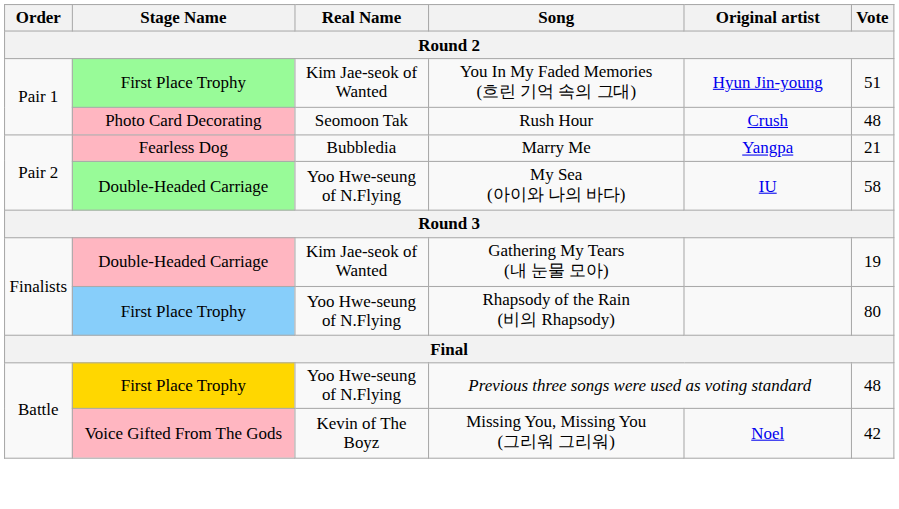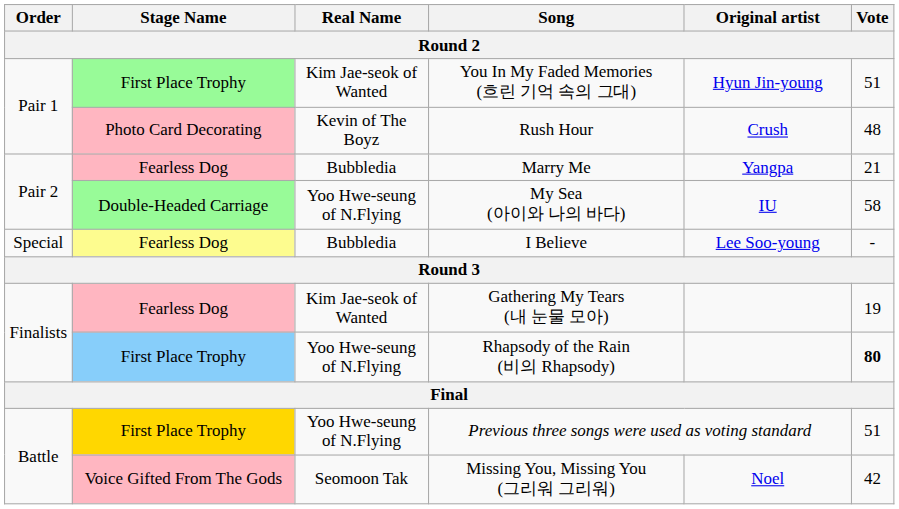(361, 120) Seomoon Tak -> (361, 130) Kevin of The Boyz
+ row: (556, 242)
(183, 261) Double-Headed Carriage -> (183, 307) Fearless Dog
(872, 311) normal -> (872, 357) bold
(872, 385) 48 -> (872, 431) 51
(361, 433) Kevin of The Boyz -> (361, 479) Seomoon Tak
